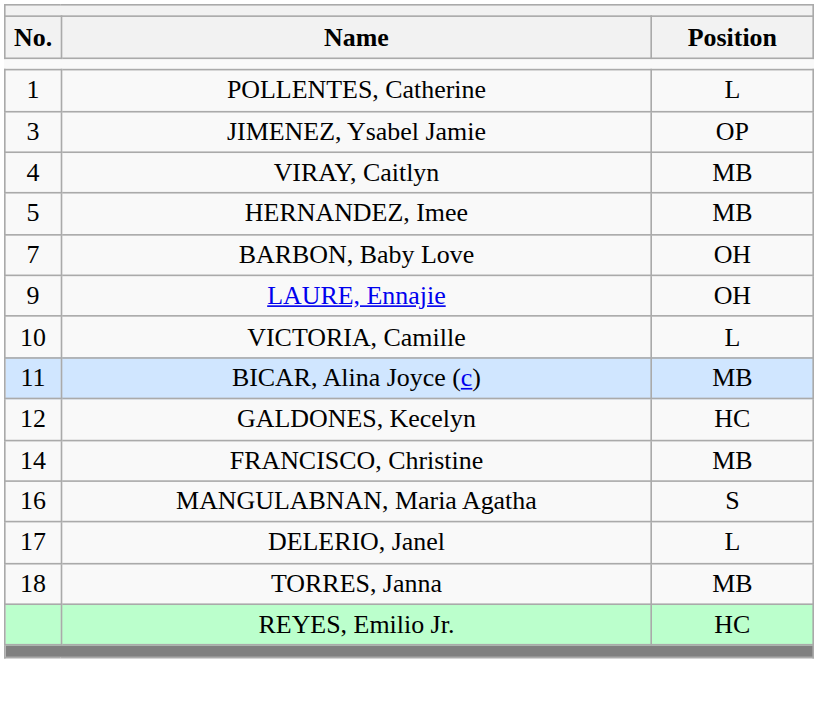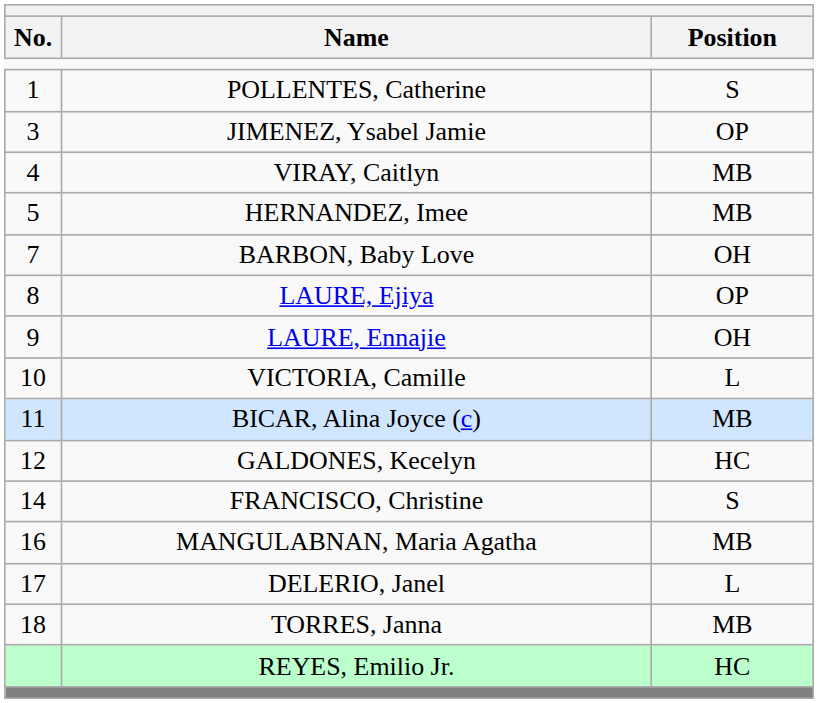(732, 90) L -> (732, 90) S
+ row: (33, 295)
(732, 460) MB -> (732, 501) S
(732, 501) S -> (732, 542) MB
